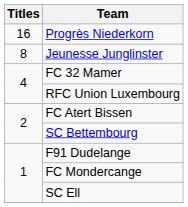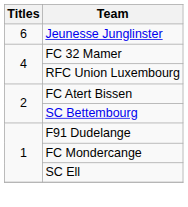- row: (99, 34)
(23, 53) 8 -> (23, 34) 6
